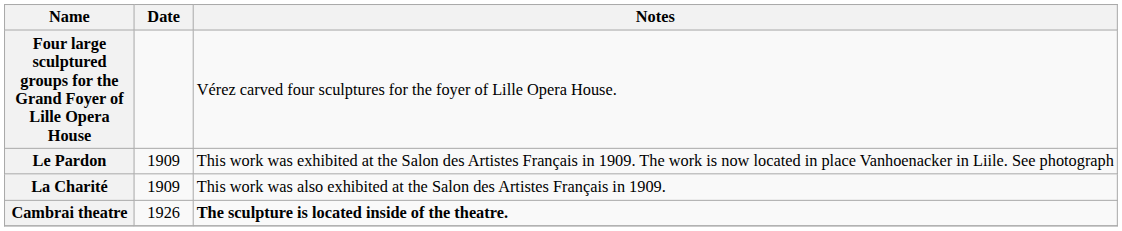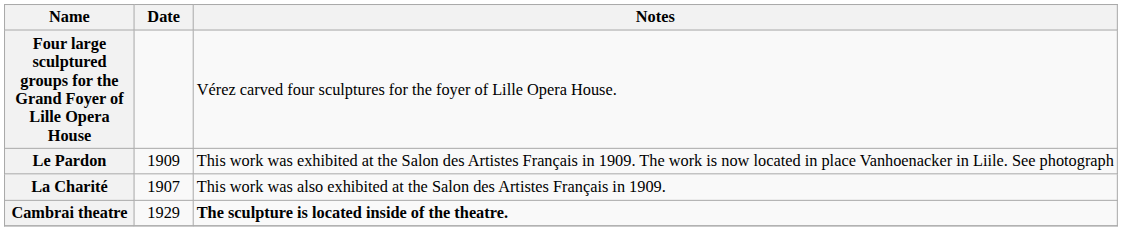(164, 186) 1909 -> (164, 186) 1907
(164, 212) 1926 -> (164, 212) 1929
